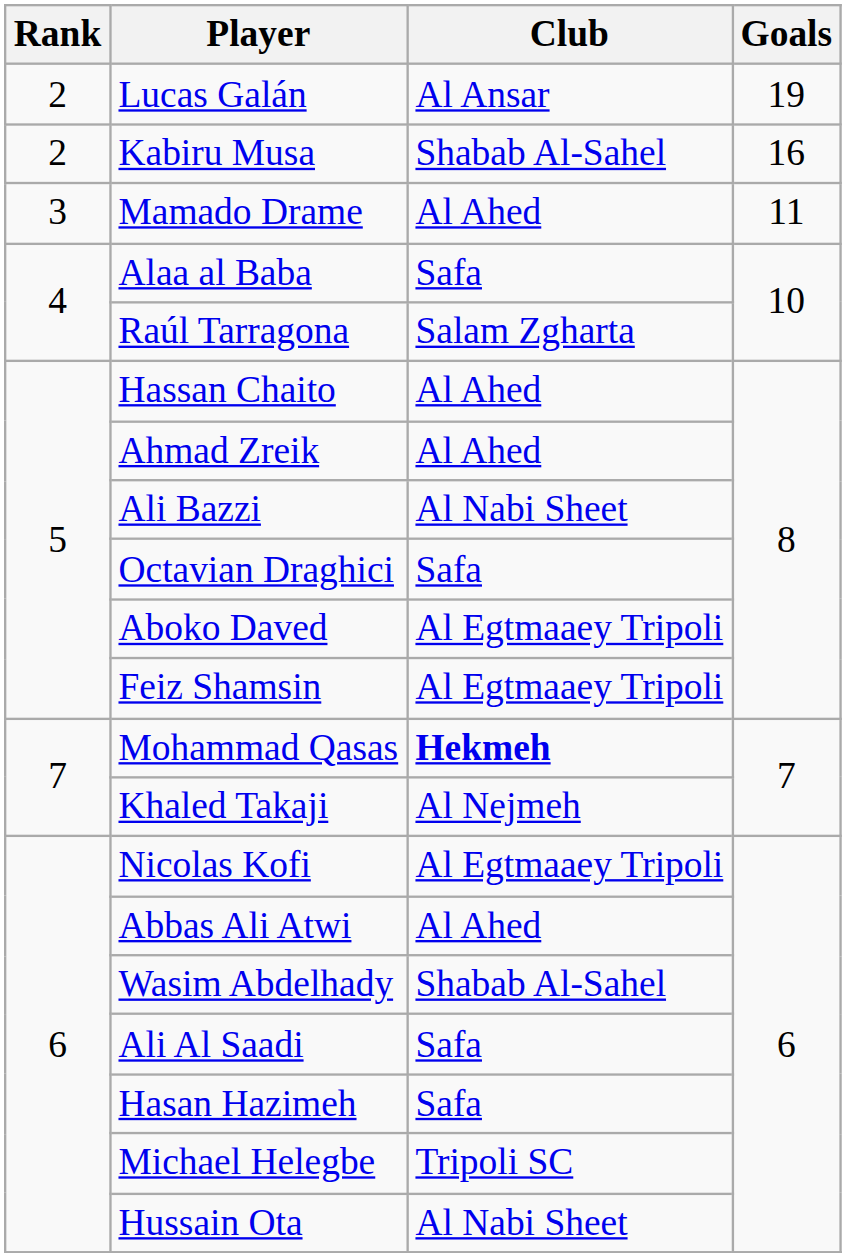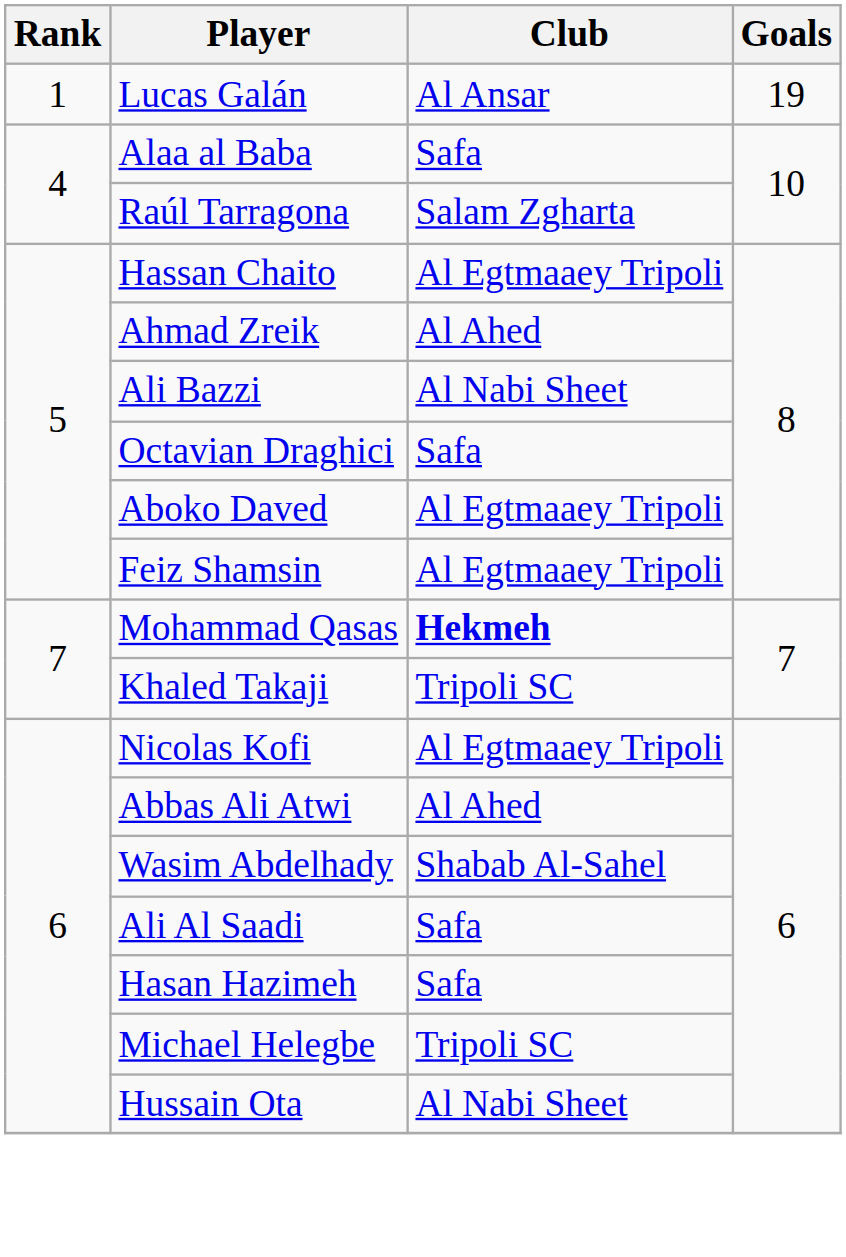(57, 93) 2 -> (57, 93) 1
- row: (217, 152)
- row: (241, 212)
(478, 390) Al Ahed -> (569, 271) Al Egtmaaey Tripoli
(498, 806) Al Nejmeh -> (494, 687) Tripoli SC
